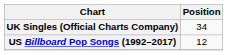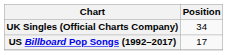(202, 42) 12 -> (202, 42) 17
